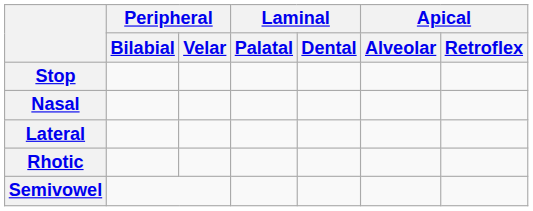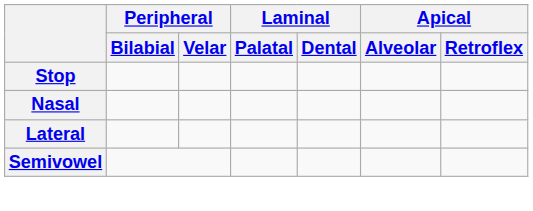- row: (55, 162)
